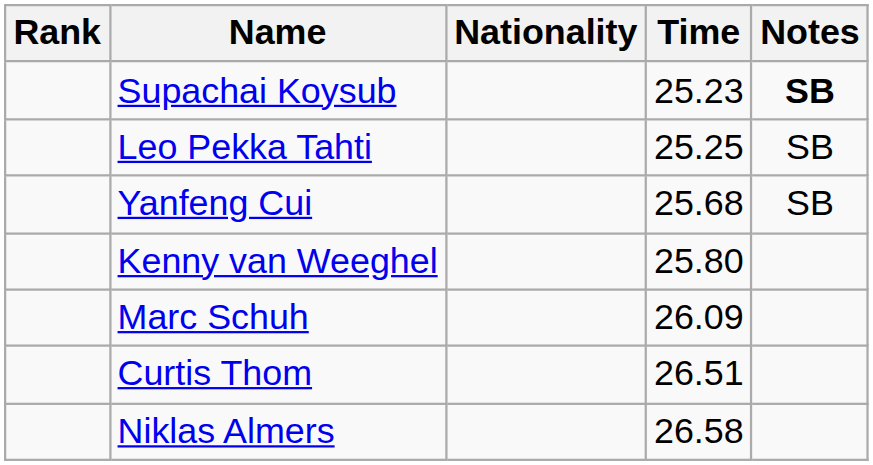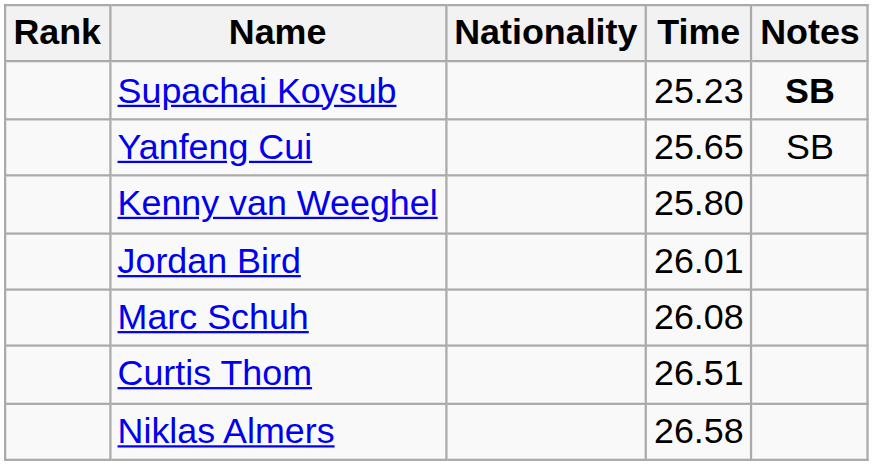- row: (245, 146)
(699, 203) 25.68 -> (699, 146) 25.65
+ row: (209, 260)
(699, 317) 26.09 -> (699, 317) 26.08
